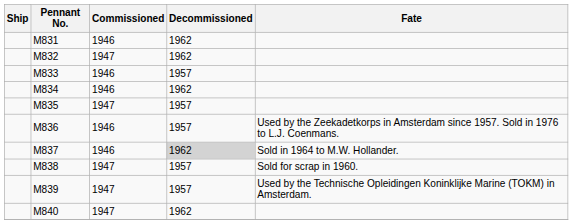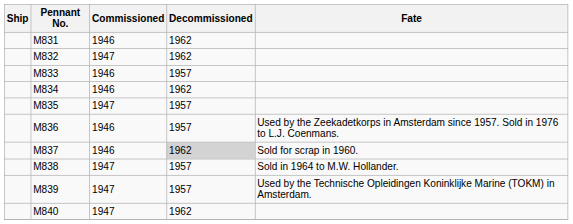(328, 150) Sold in 1964 to M.W. Hollander. -> (308, 150) Sold for scrap in 1960.
(308, 166) Sold for scrap in 1960. -> (328, 166) Sold in 1964 to M.W. Hollander.
